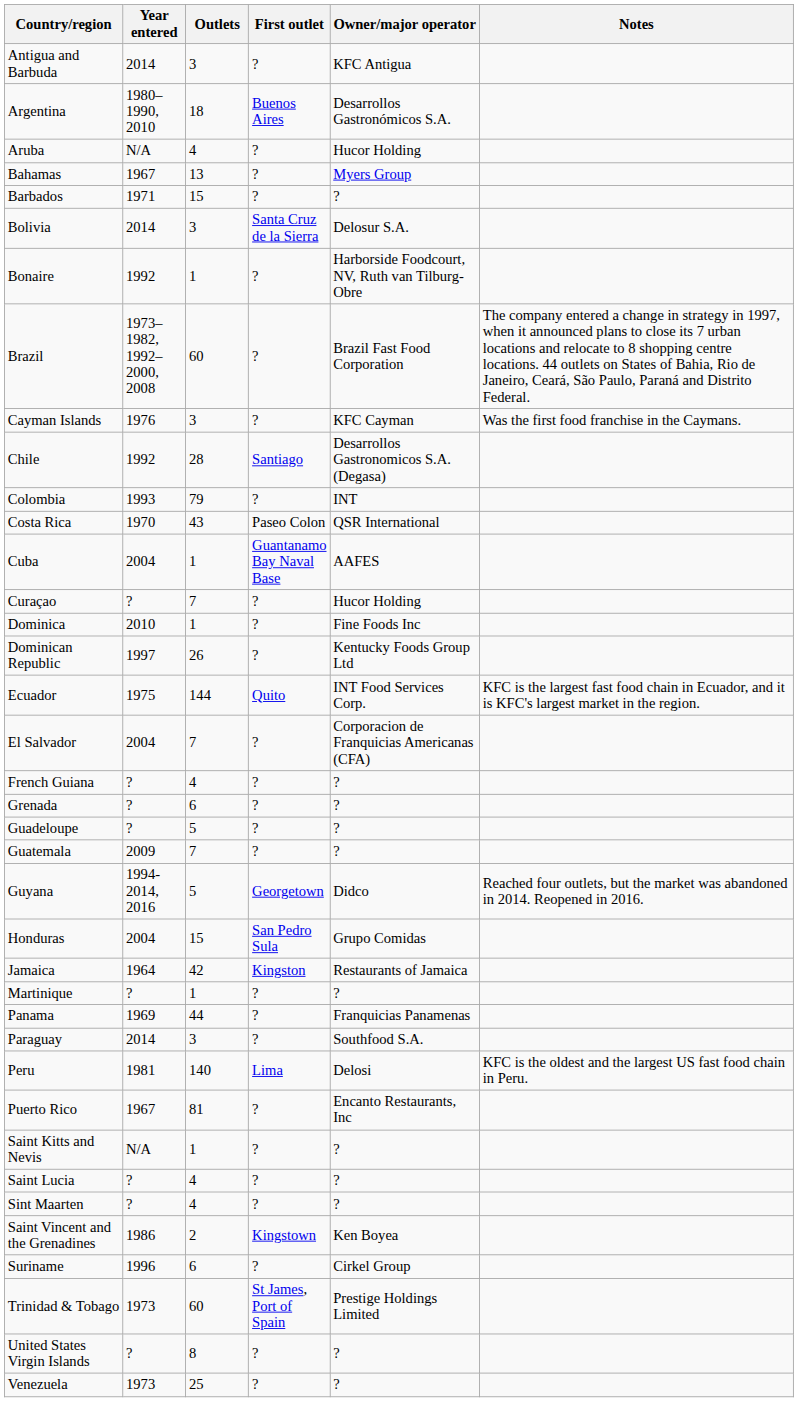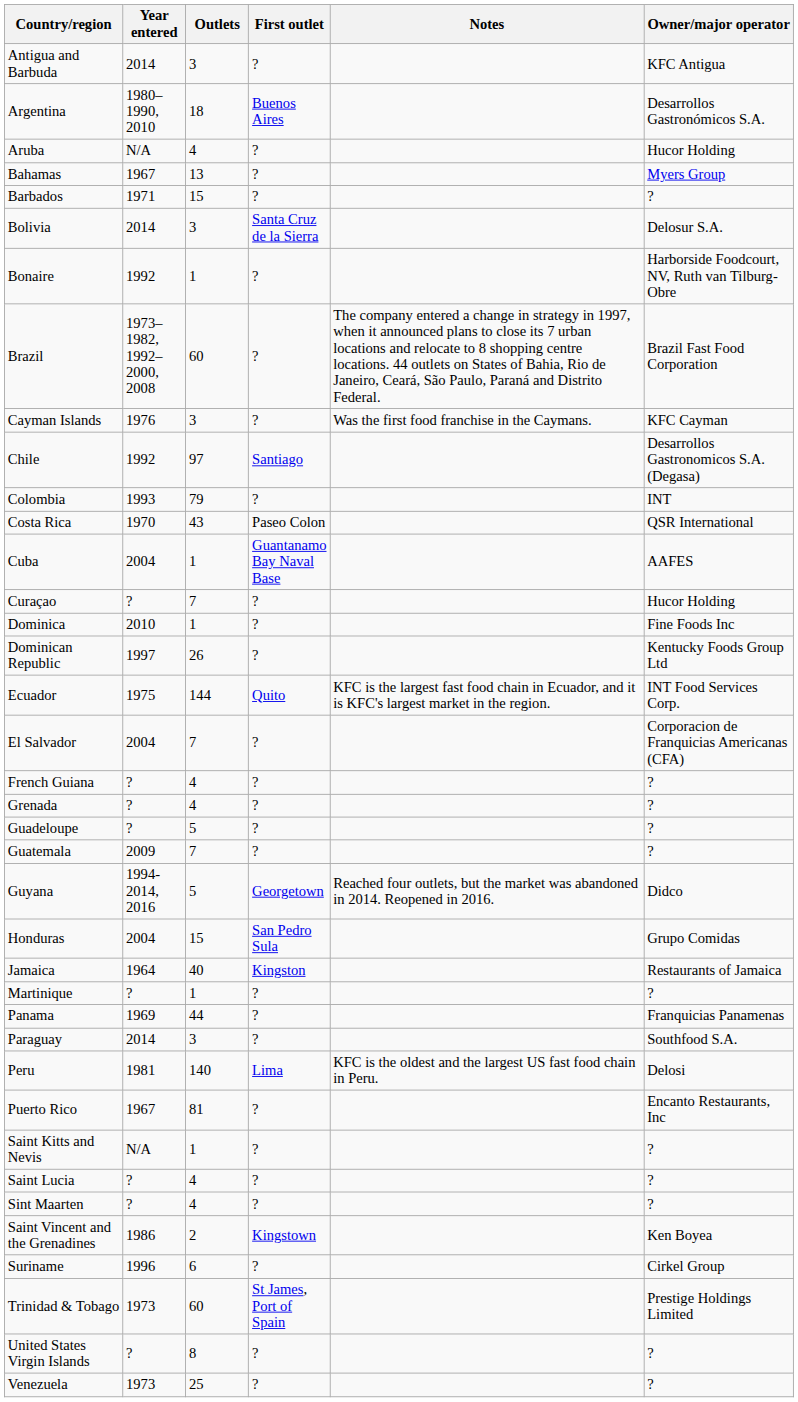columns swapped: (405, 24) <-> (636, 24)
(196, 459) 28 -> (196, 459) 97
(193, 805) 6 -> (193, 805) 4
(196, 970) 42 -> (196, 970) 40
